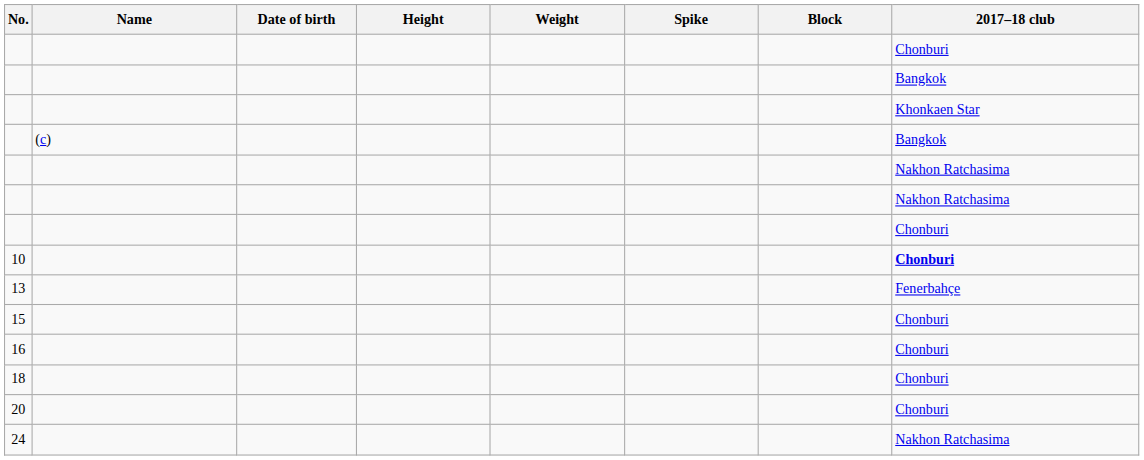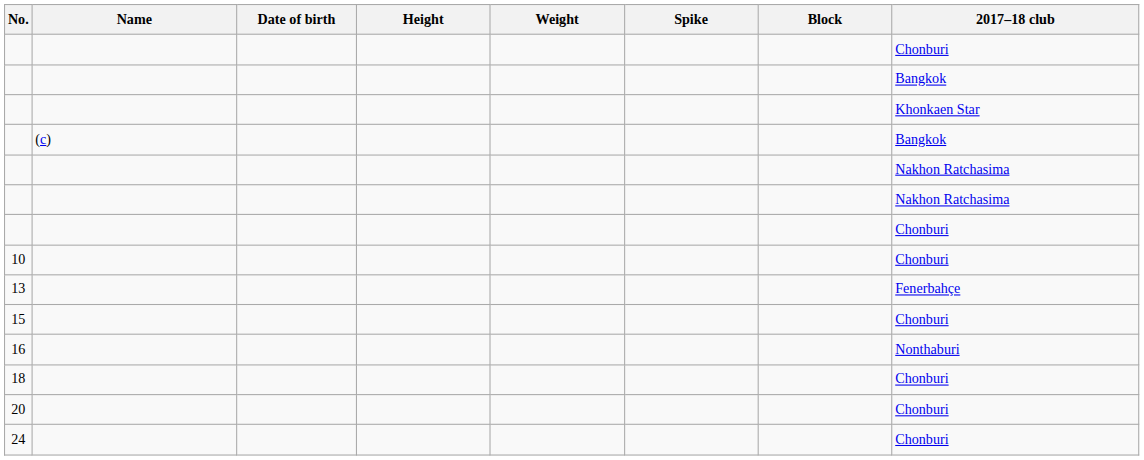(925, 259) bold -> (922, 259) normal
(922, 349) Chonburi -> (927, 349) Nonthaburi
(952, 439) Nakhon Ratchasima -> (922, 439) Chonburi
